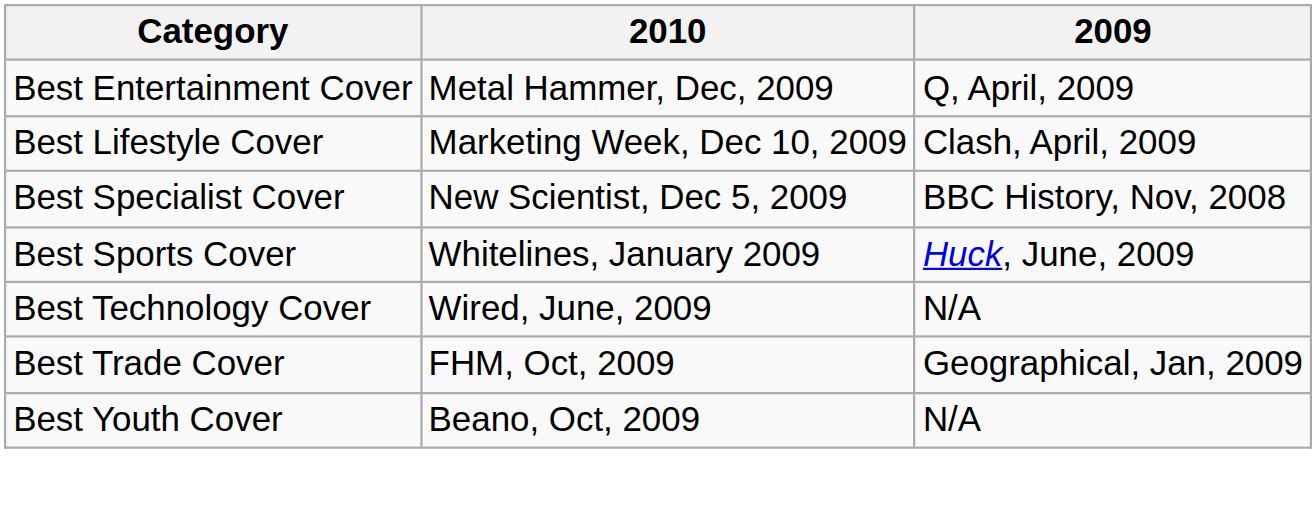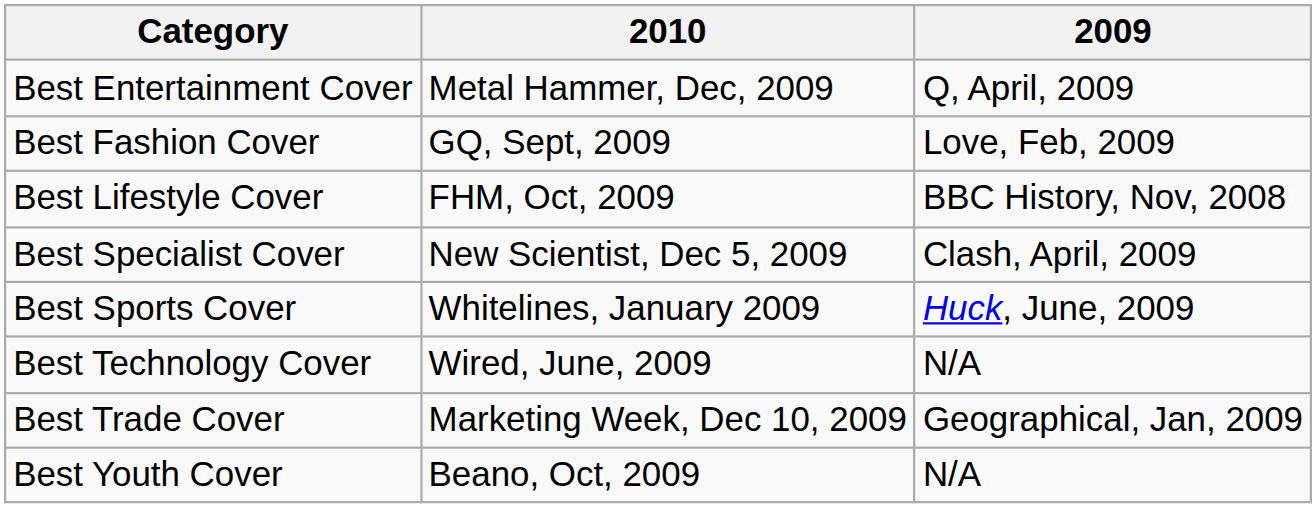+ row: (166, 142)
(668, 142) Marketing Week, Dec 10, 2009 -> (552, 198) FHM, Oct, 2009
(1060, 142) Clash, April, 2009 -> (1104, 198) BBC History, Nov, 2008
(1104, 198) BBC History, Nov, 2008 -> (1060, 253) Clash, April, 2009
(552, 364) FHM, Oct, 2009 -> (668, 419) Marketing Week, Dec 10, 2009
